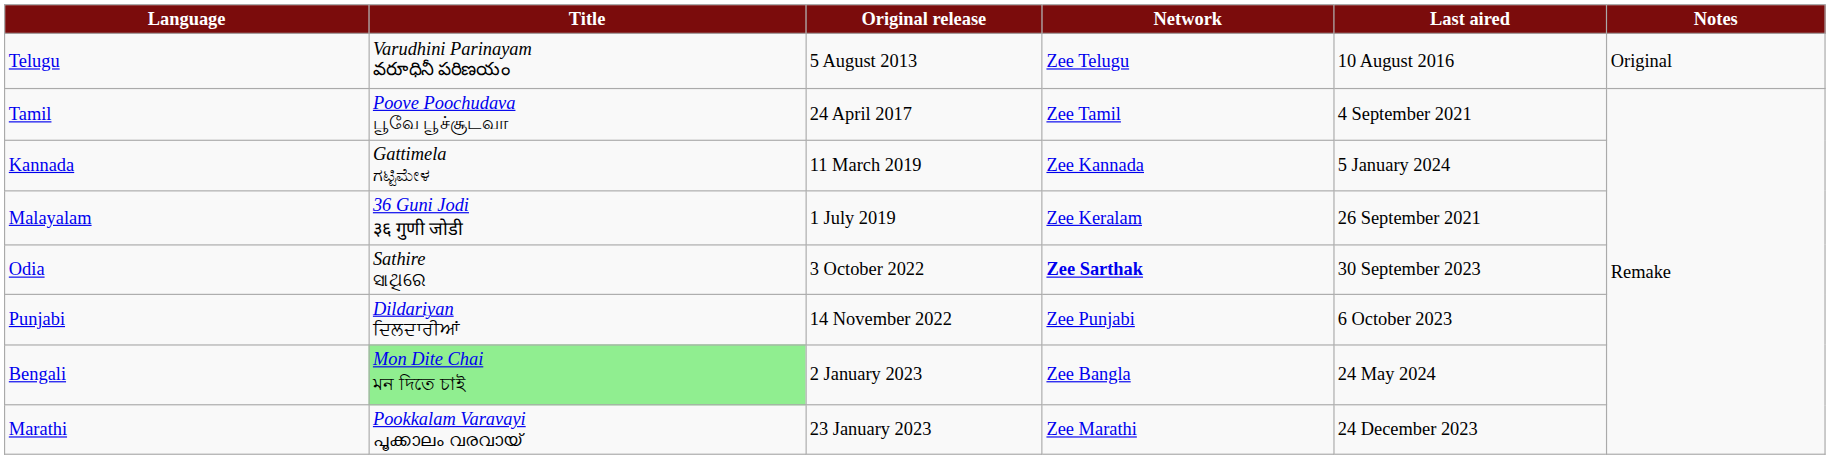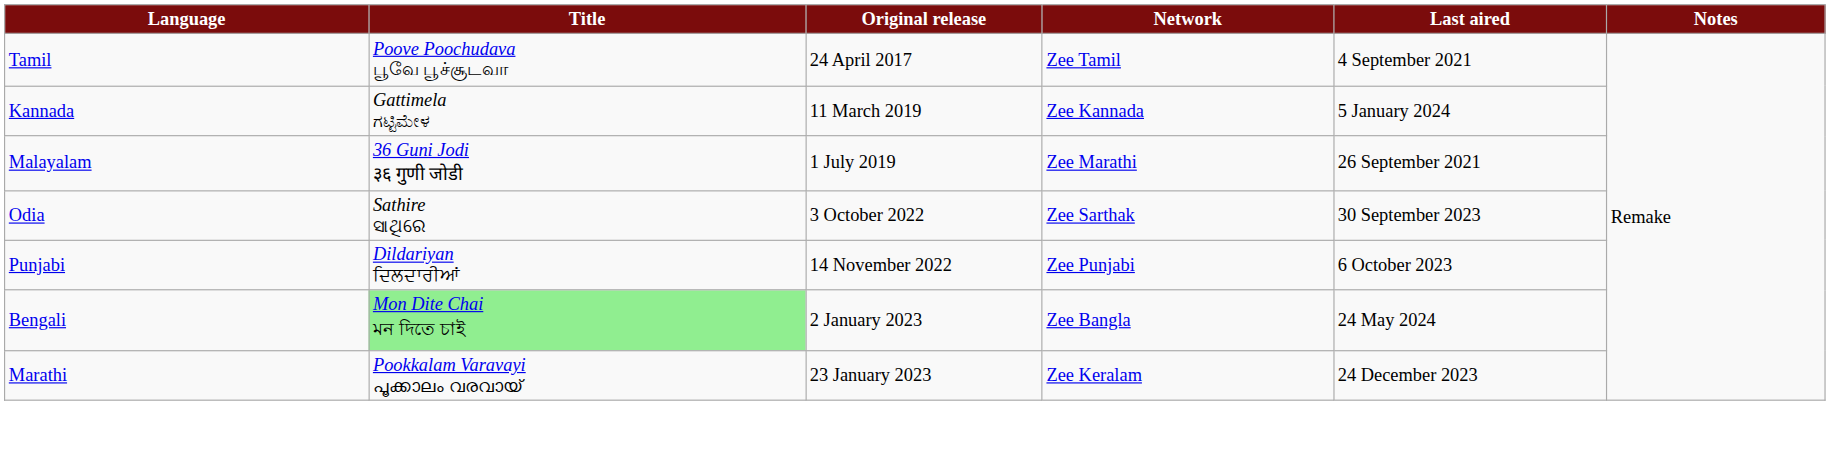- row: (34, 60)
(1094, 217) Zee Keralam -> (1092, 162) Zee Marathi
(1095, 269) bold -> (1091, 215) normal
(1092, 429) Zee Marathi -> (1094, 375) Zee Keralam
